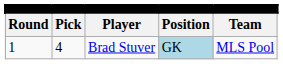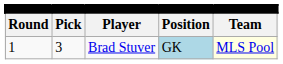(59, 47) 4 -> (59, 47) 3
(245, 47) no background -> (245, 47) lightyellow background
